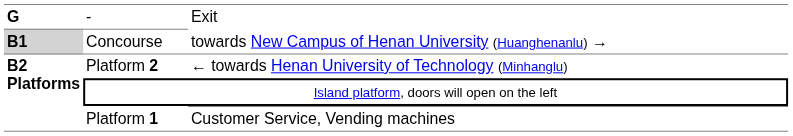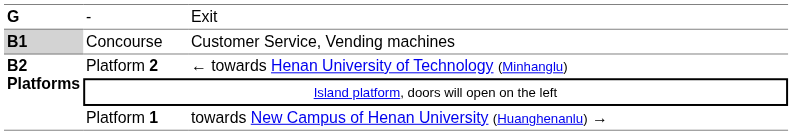(399, 41) towards New Campus of Henan University (Huanghenanlu) → -> (323, 41) Customer Service, Vending machines
(323, 118) Customer Service, Vending machines -> (399, 117) towards New Campus of Henan University (Huanghenanlu) →
